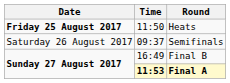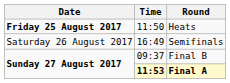(151, 41) 09:37 -> (151, 41) 16:49
(151, 56) 16:49 -> (151, 56) 09:37
